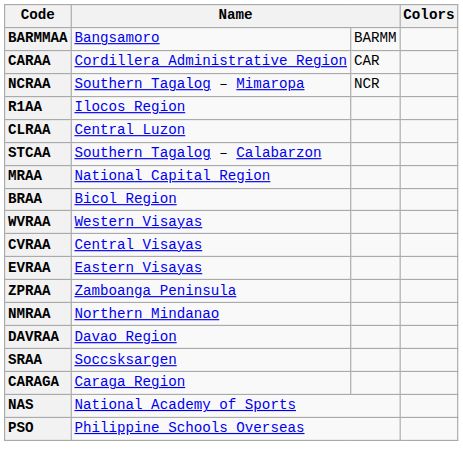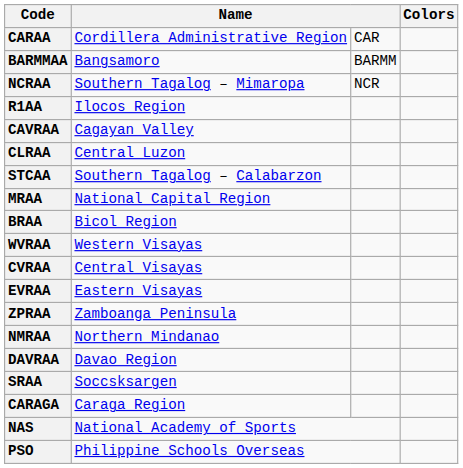rows swapped: (38, 39) <-> (29, 62)
+ row: (34, 131)
